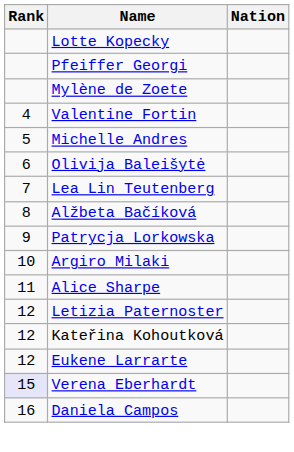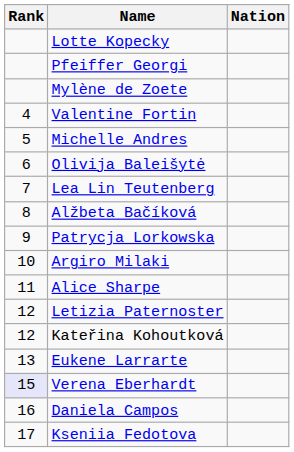(26, 361) 12 -> (26, 361) 13
+ row: (124, 435)
